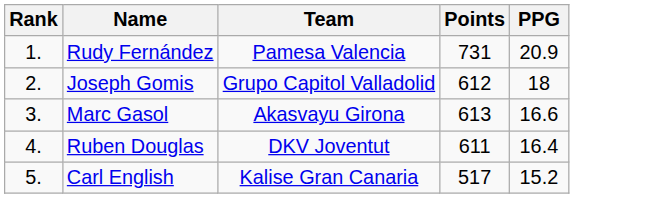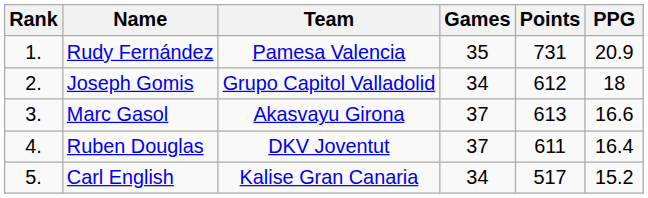+ column: (477, 20)
